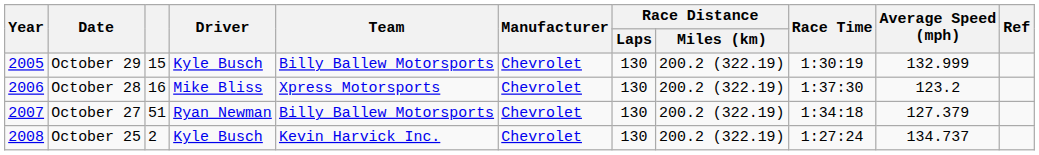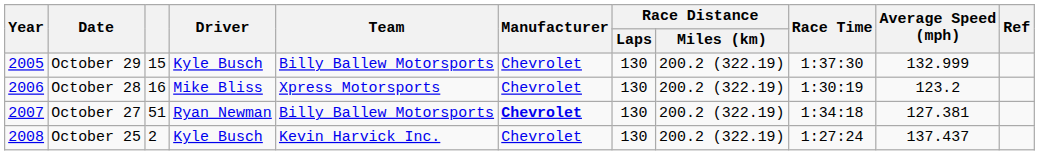(832, 65) 1:30:19 -> (832, 65) 1:37:30
(832, 89) 1:37:30 -> (832, 89) 1:30:19
(542, 114) normal -> (542, 114) bold
(938, 114) 127.379 -> (938, 114) 127.381
(938, 138) 134.737 -> (938, 138) 137.437
